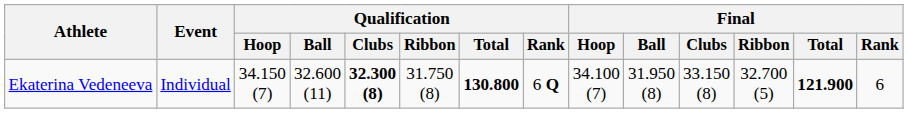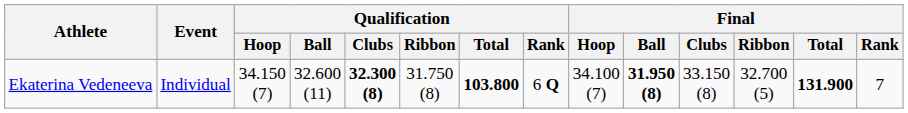(491, 84) 130.800 -> (491, 84) 103.800
(651, 84) normal -> (651, 84) bold
(825, 84) 121.900 -> (825, 84) 131.900
(880, 84) 6 -> (880, 84) 7
